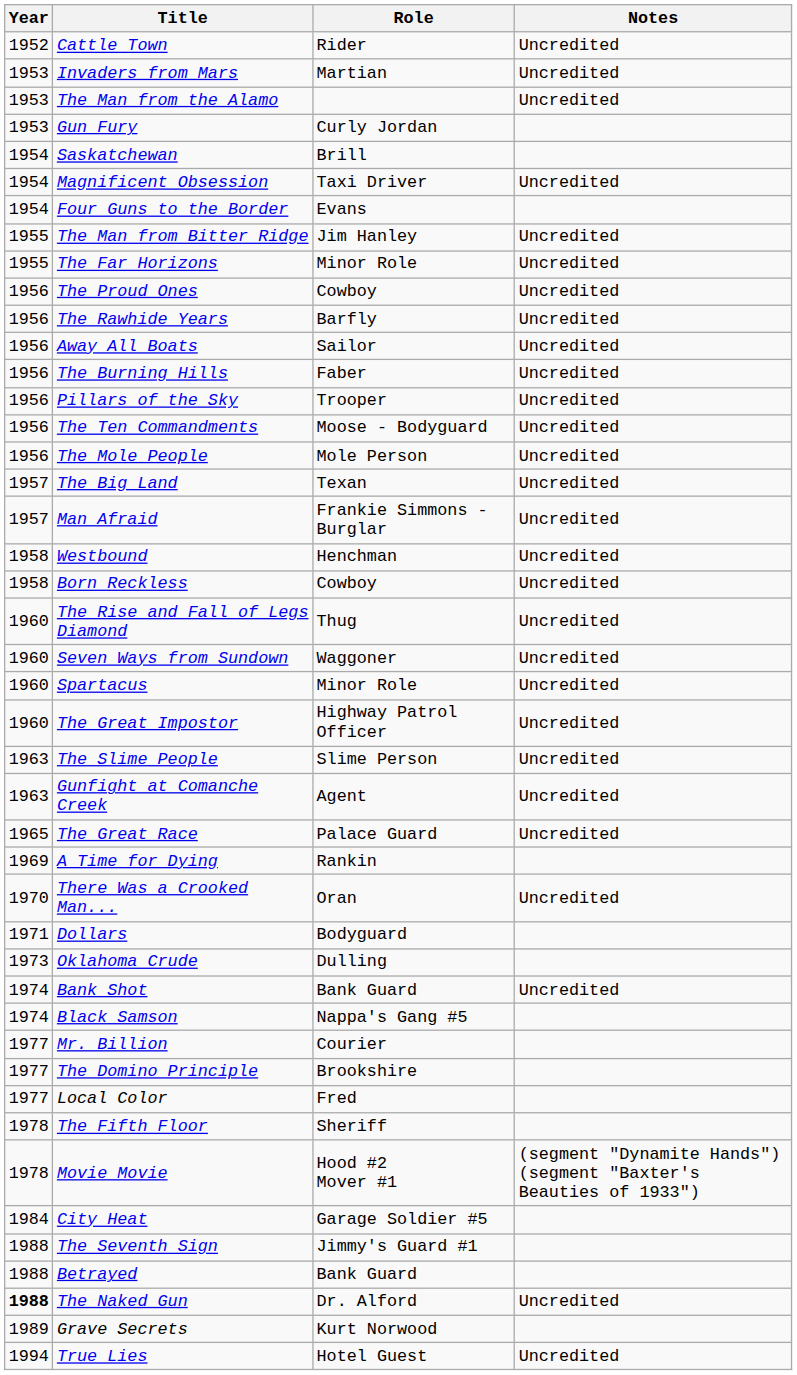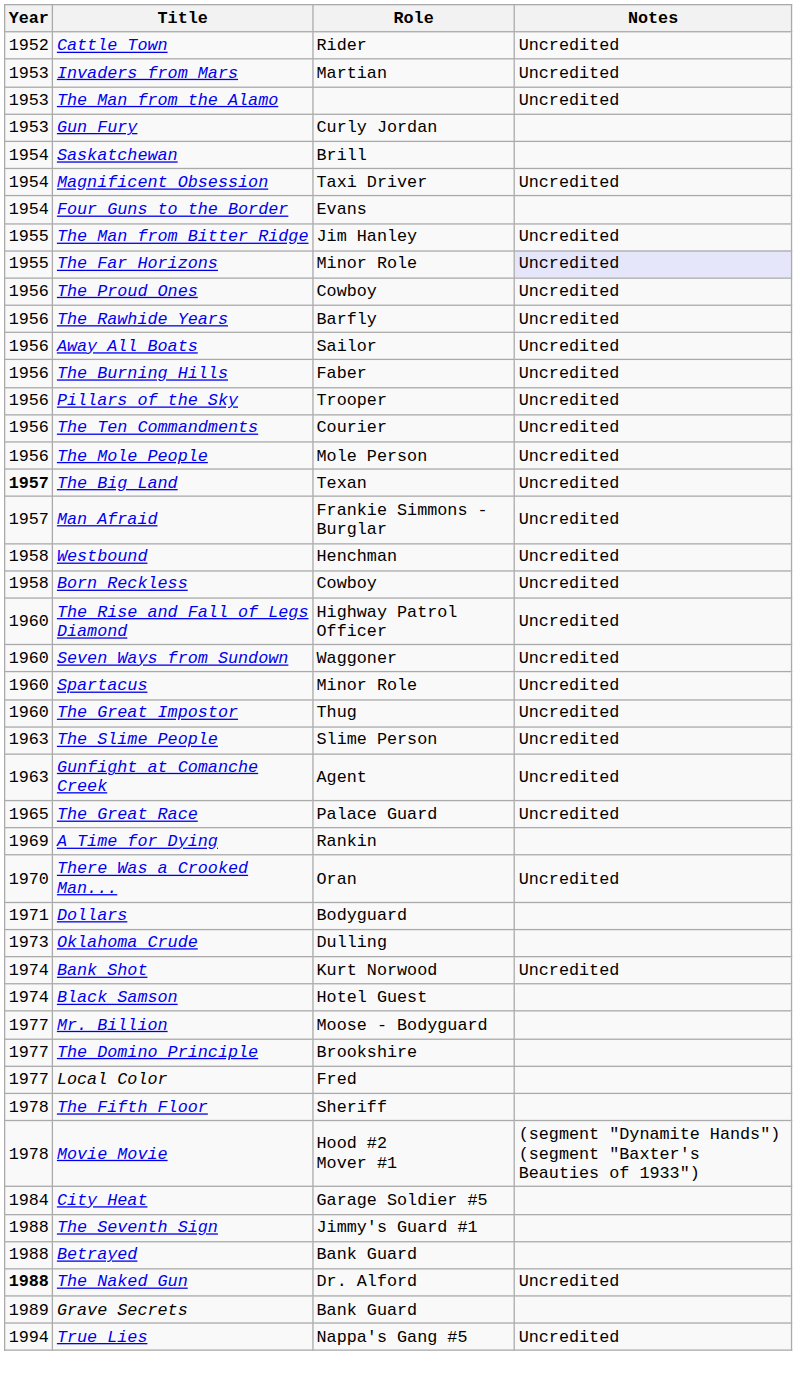(569, 264) no background -> (569, 264) lavender background
(402, 428) Moose - Bodyguard -> (352, 428) Courier
(29, 483) normal -> (29, 483) bold
(337, 621) Thug -> (387, 621) Highway Patrol Officer
(387, 723) Highway Patrol Officer -> (337, 713) Thug
(367, 990) Bank Guard -> (377, 970) Kurt Norwood
(392, 1017) Nappa's Gang #5 -> (372, 998) Hotel Guest
(352, 1044) Courier -> (402, 1025) Moose - Bodyguard
(377, 1329) Kurt Norwood -> (367, 1310) Bank Guard
(372, 1356) Hotel Guest -> (392, 1337) Nappa's Gang #5
